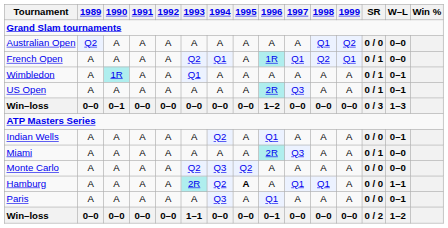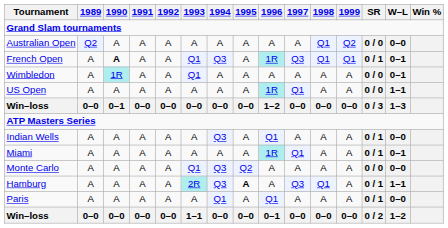(117, 58) normal -> (117, 58) bold
(194, 58) Q2 -> (194, 58) Q1
(220, 58) Q1 -> (220, 58) Q3
(298, 58) Q1 -> (298, 58) Q3
(323, 58) Q2 -> (323, 58) Q1
(398, 58) 0–0 -> (398, 58) 0–1
(374, 74) 0 / 1 -> (374, 74) 0 / 0
(272, 89) 2R -> (272, 89) 1R
(298, 89) Q3 -> (298, 89) Q1
(374, 89) 0 / 1 -> (374, 89) 0 / 0
(398, 89) 0–1 -> (398, 89) 1–1
(220, 136) Q2 -> (220, 136) Q3
(374, 136) 0 / 0 -> (374, 136) 0 / 1
(398, 136) 0–1 -> (398, 136) 0–0
(272, 152) 2R -> (272, 152) 1R
(298, 152) Q3 -> (298, 152) Q1
(398, 152) 0–0 -> (398, 152) 0–1
(194, 167) Q2 -> (194, 167) Q1
(220, 183) Q2 -> (220, 183) Q3
(298, 183) Q1 -> (298, 183) Q3
(374, 183) 0 / 0 -> (374, 183) 0 / 1
(220, 199) Q3 -> (220, 199) Q1
(374, 199) 0 / 0 -> (374, 199) 0 / 1
(398, 199) 0–1 -> (398, 199) 0–0
